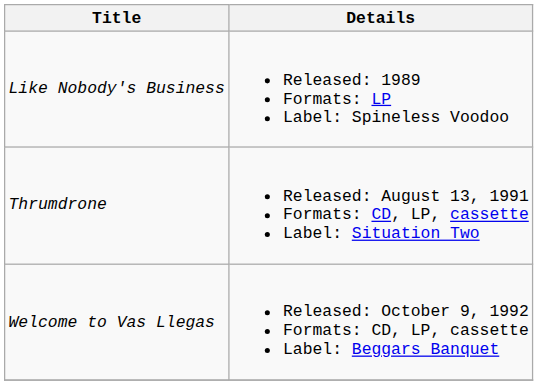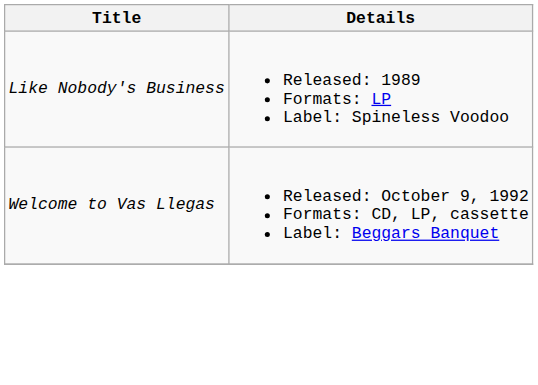- row: (58, 206)
